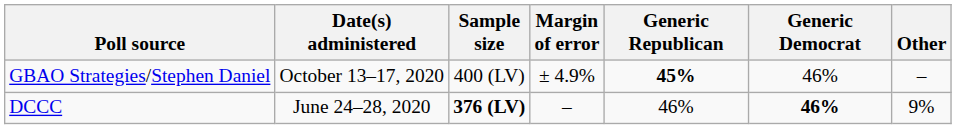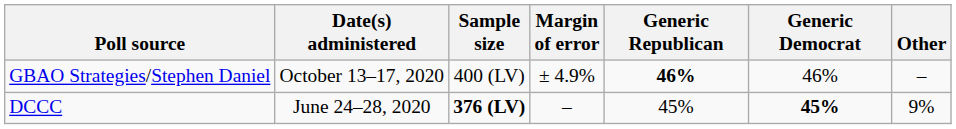(676, 75) 45% -> (676, 75) 46%
(676, 107) 46% -> (676, 107) 45%
(820, 107) 46% -> (820, 107) 45%
